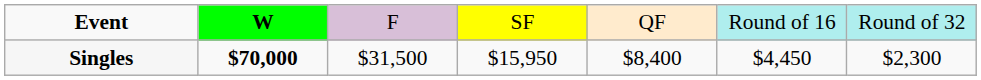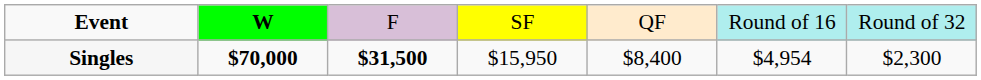(393, 57) normal -> (393, 57) bold
(782, 57) $4,450 -> (782, 57) $4,954
